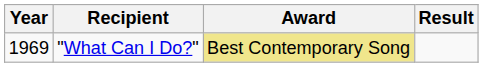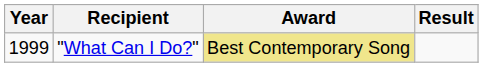(29, 47) 1969 -> (29, 47) 1999
